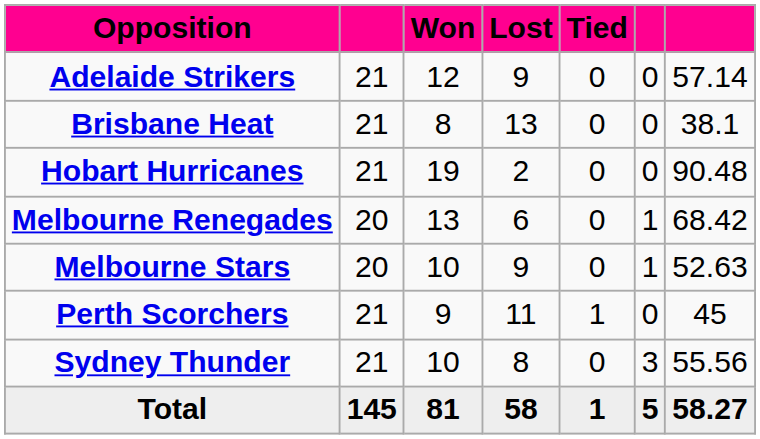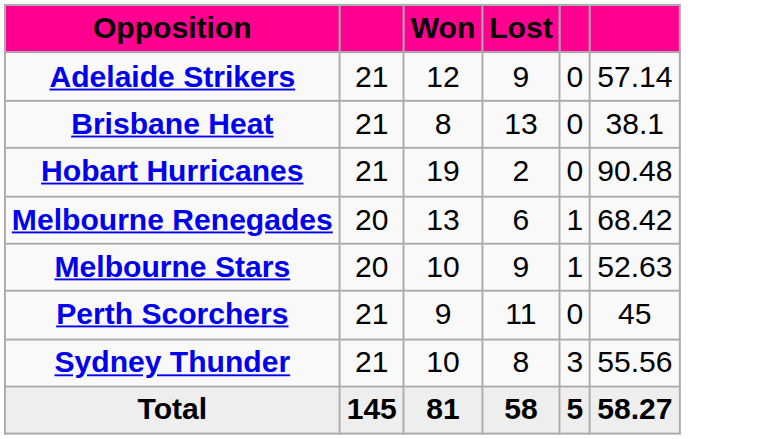- column: (597, 28)
